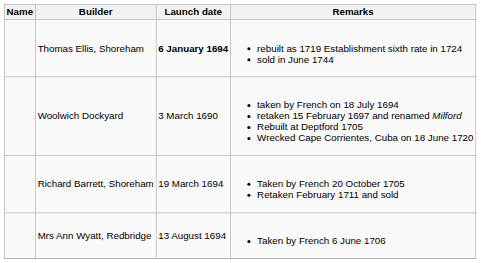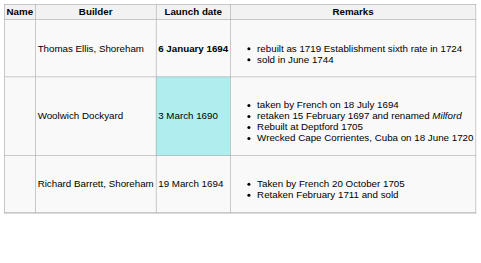(188, 116) no background -> (188, 116) paleturquoise background
- row: (95, 235)
